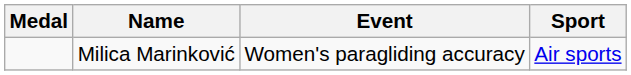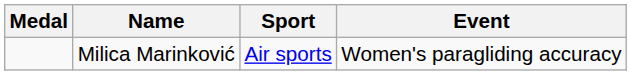columns swapped: (578, 21) <-> (385, 21)
